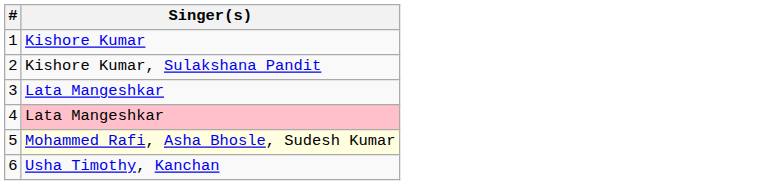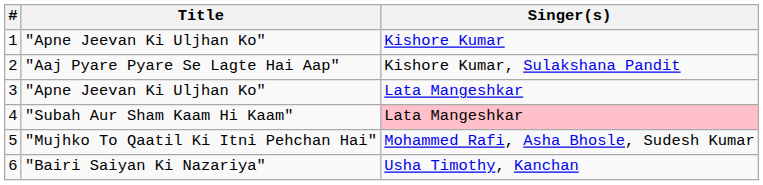+ column: (201, 17)
(210, 142) lightyellow background -> (570, 142) no background
